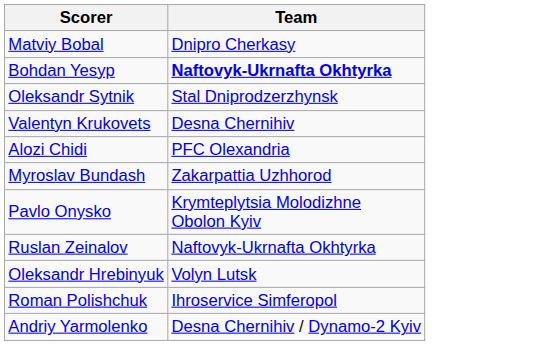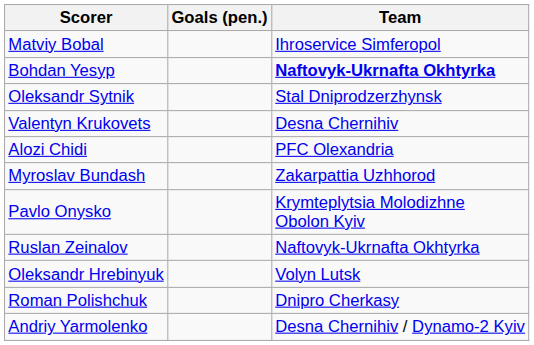+ column: (219, 17)
(233, 44) Dnipro Cherkasy -> (358, 44) Ihroservice Simferopol
(254, 300) Ihroservice Simferopol -> (337, 300) Dnipro Cherkasy
